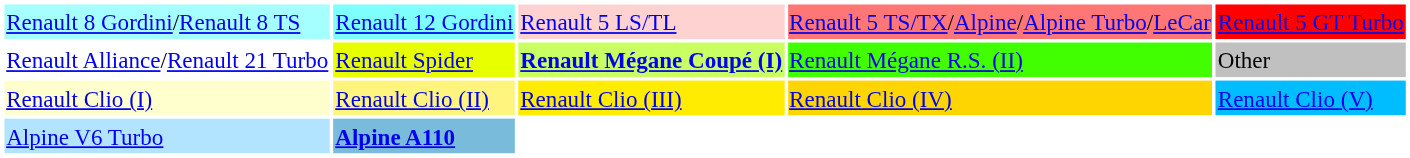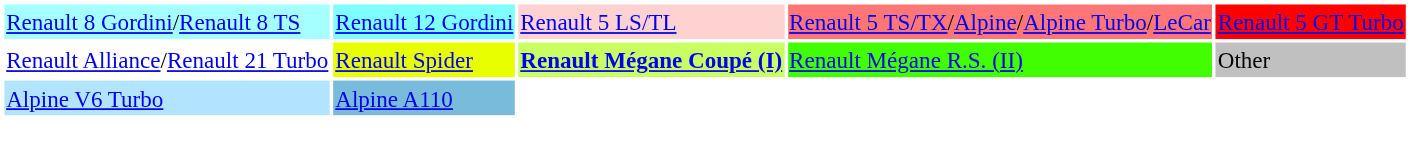- row: (79, 99)
(395, 135) bold -> (394, 99) normal
